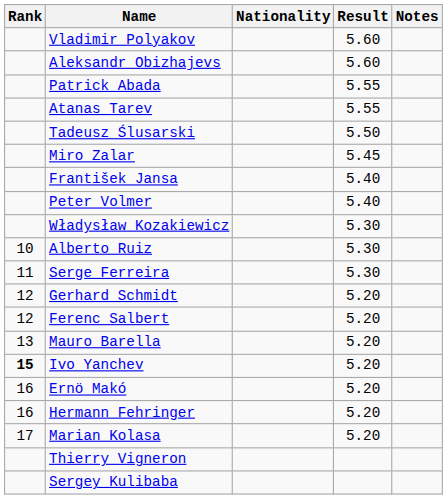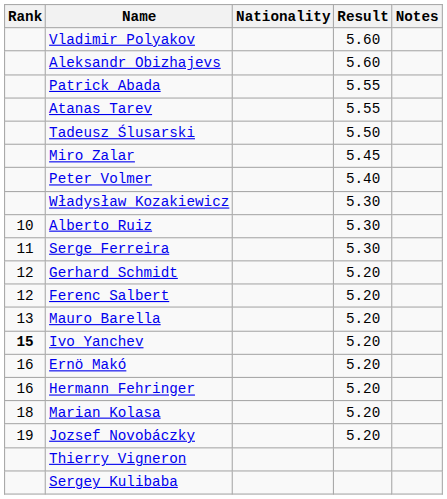- row: (113, 179)
(25, 436) 17 -> (25, 412) 18
+ row: (122, 436)
